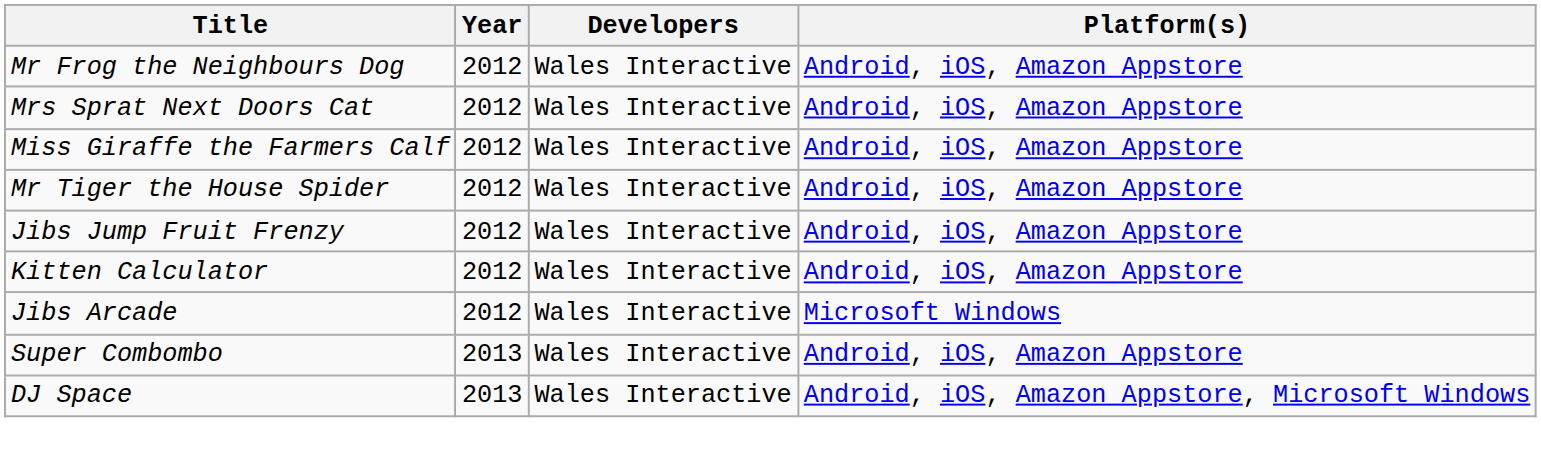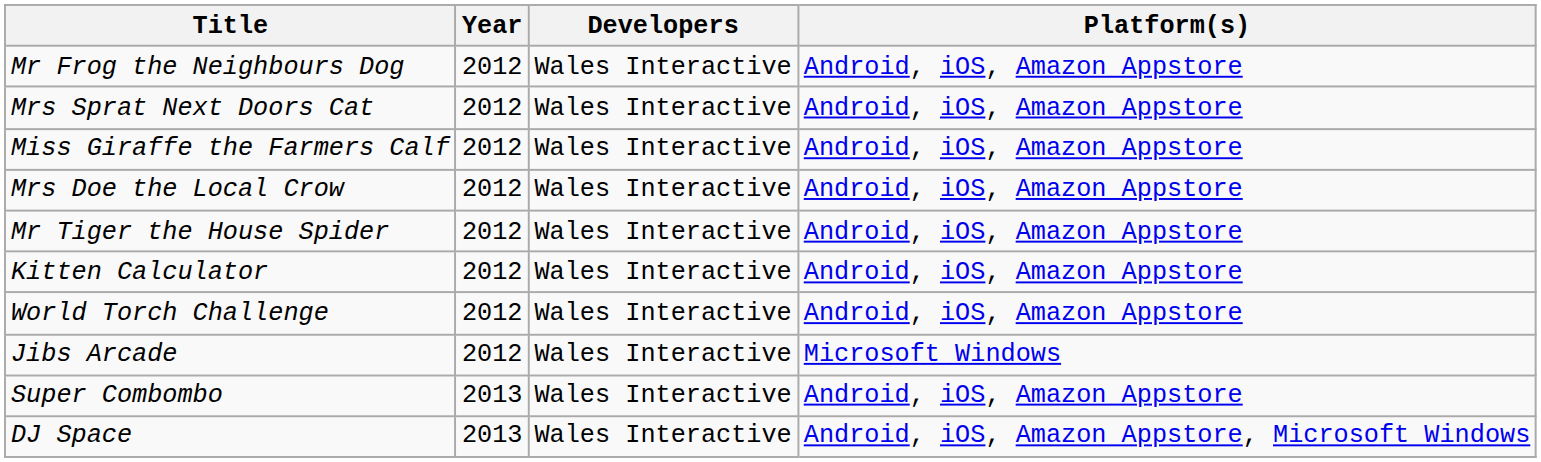+ row: (177, 190)
- row: (177, 231)
+ row: (170, 313)
